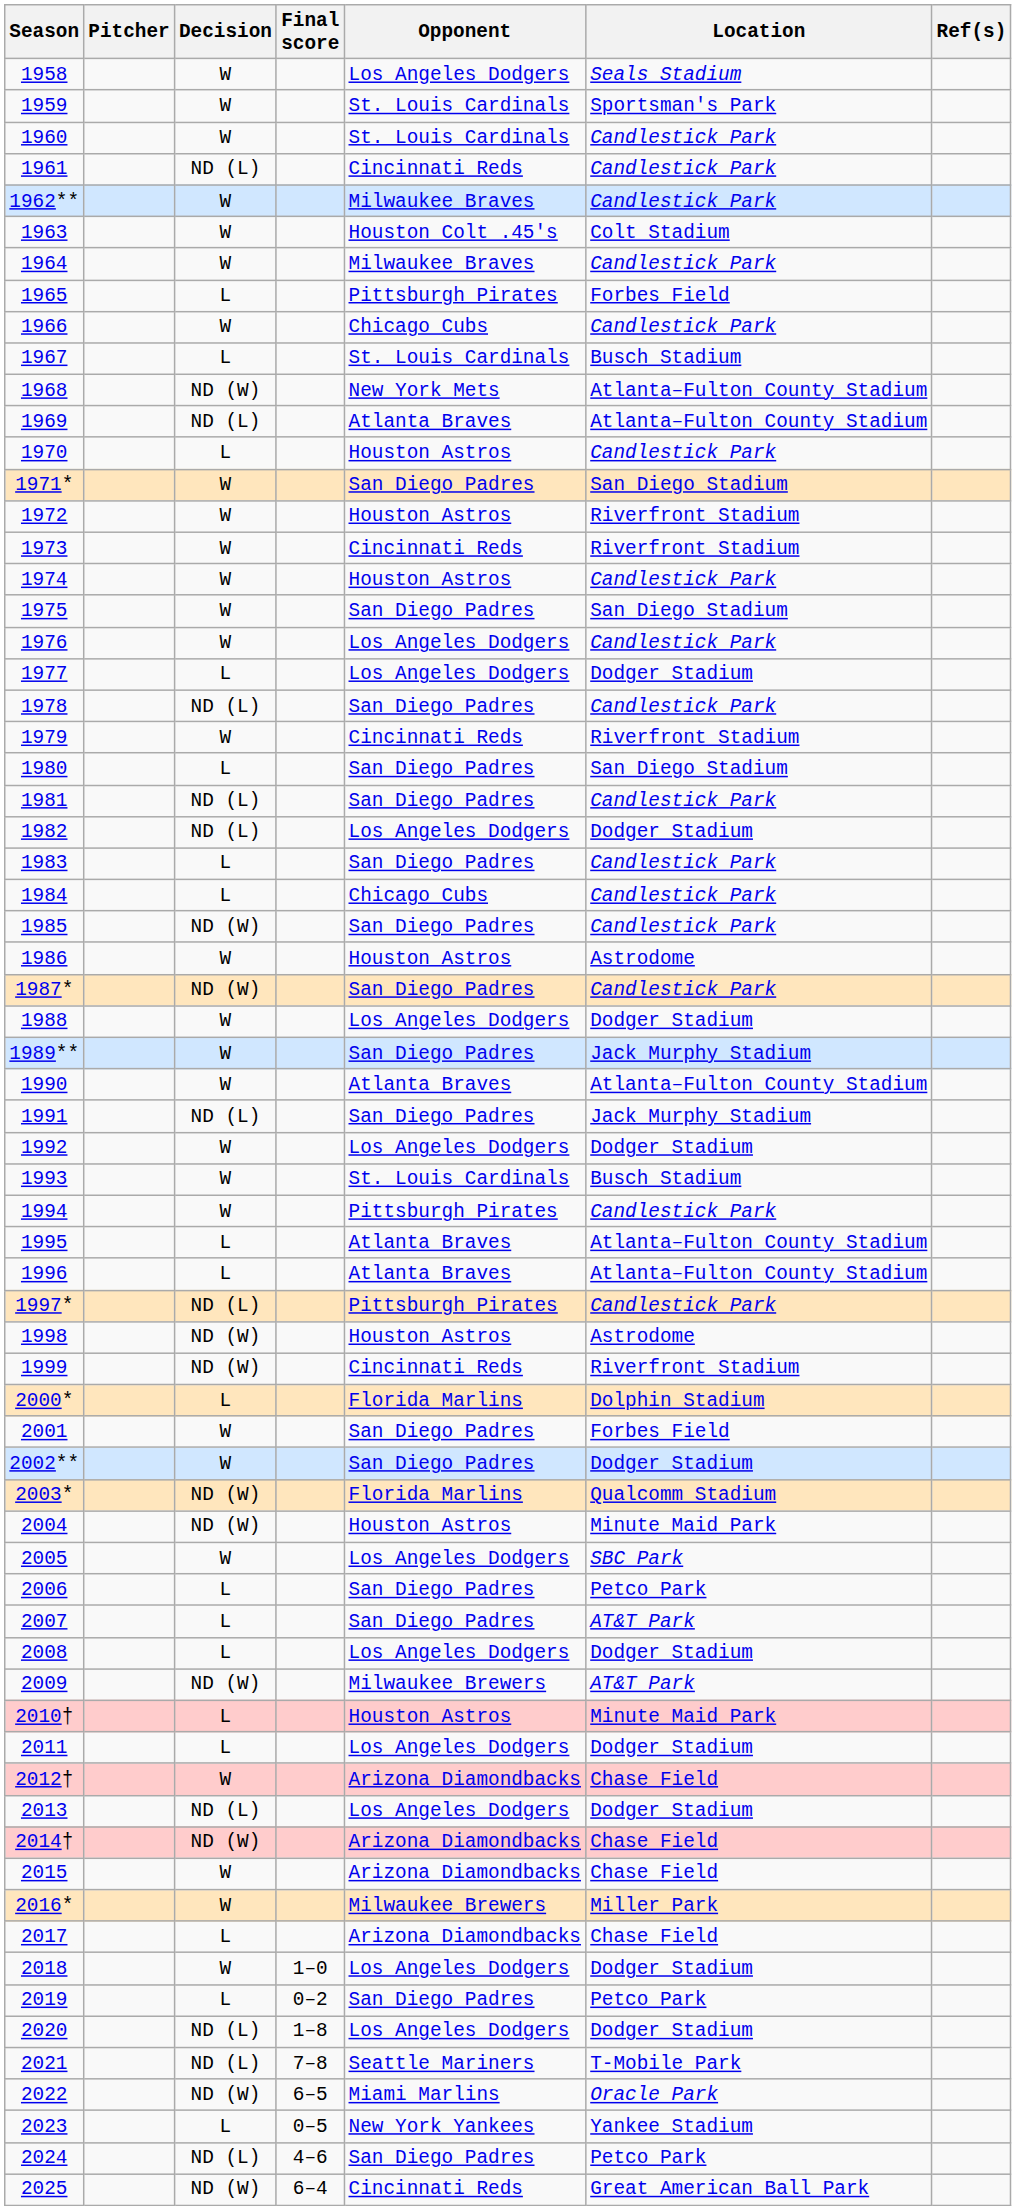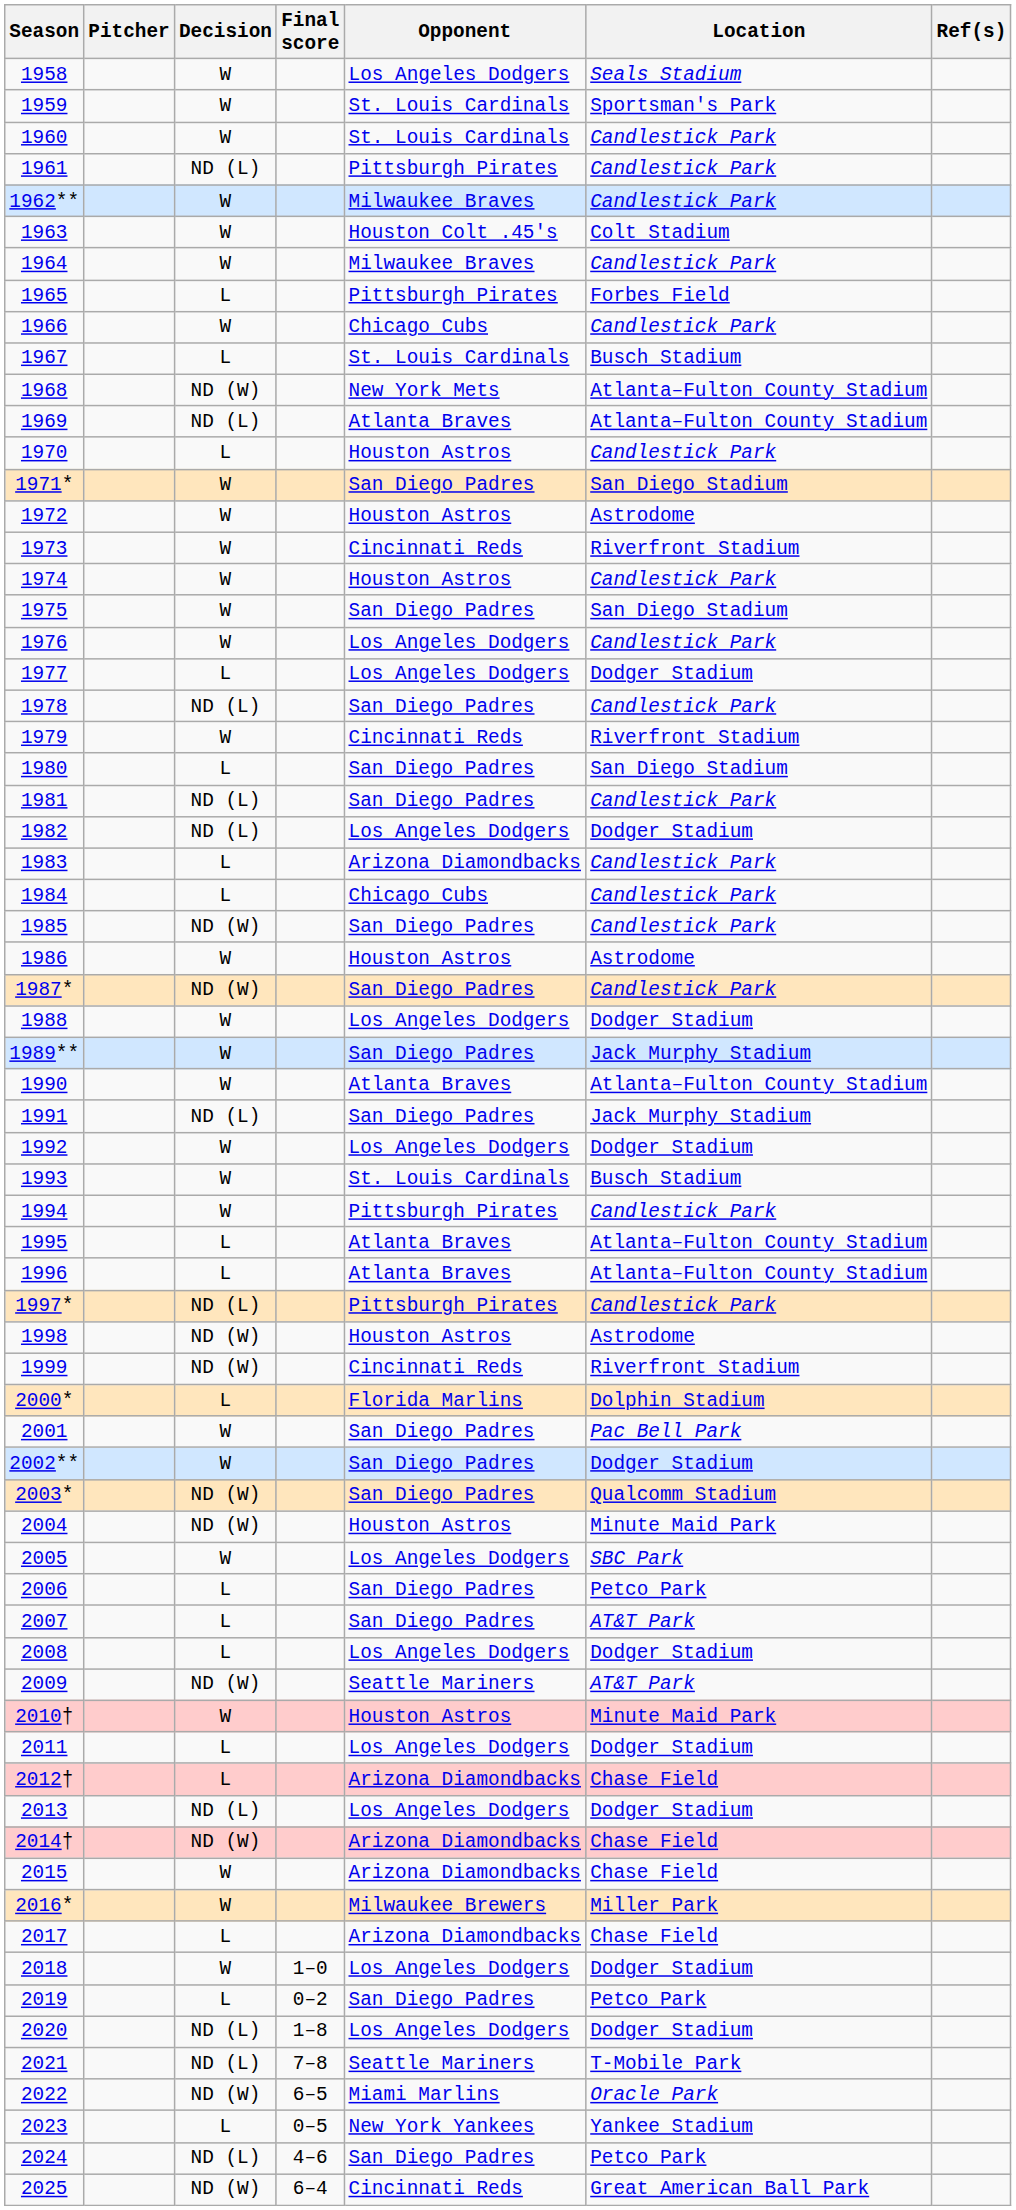(436, 169) Cincinnati Reds -> (453, 169) Pittsburgh Pirates
(695, 516) Riverfront Stadium -> (643, 516) Astrodome
(442, 864) San Diego Padres -> (465, 864) Arizona Diamondbacks
(660, 1432) Forbes Field -> (666, 1432) Pac Bell Park
(436, 1495) Florida Marlins -> (442, 1495) San Diego Padres
(447, 1684) Milwaukee Brewers -> (442, 1684) Seattle Mariners
(225, 1716) L -> (225, 1716) W
(225, 1779) W -> (225, 1779) L
